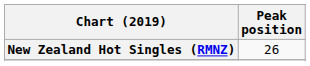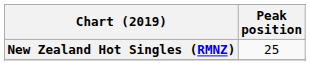(272, 50) 26 -> (272, 50) 25
